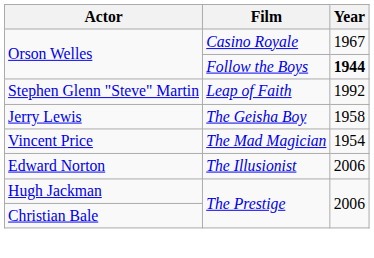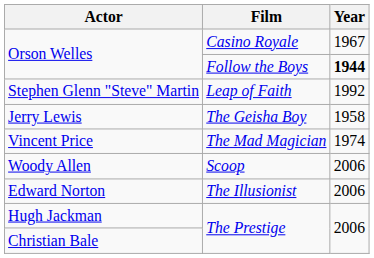(349, 141) 1954 -> (349, 141) 1974
+ row: (50, 166)
